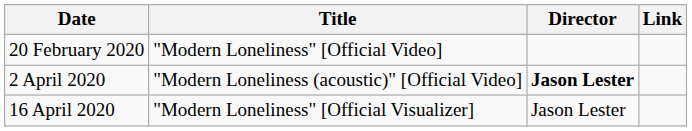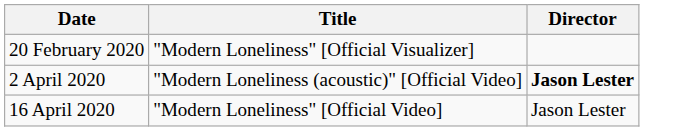- column: (662, 19)
(298, 49) "Modern Loneliness" [Official Video] -> (314, 49) "Modern Loneliness" [Official Visualizer]
(314, 110) "Modern Loneliness" [Official Visualizer] -> (298, 110) "Modern Loneliness" [Official Video]
